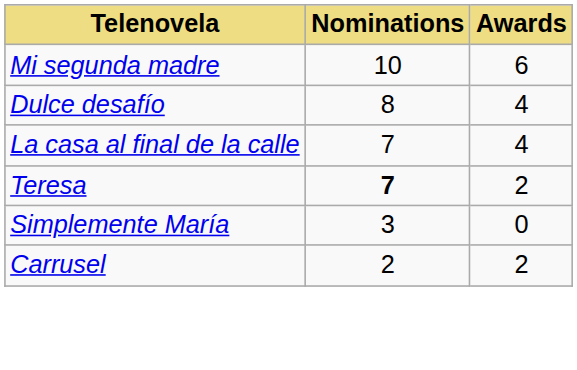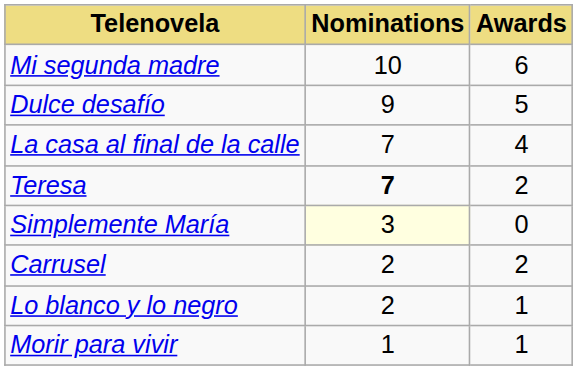(388, 104) 8 -> (388, 104) 9
(521, 104) 4 -> (521, 104) 5
(388, 225) no background -> (388, 225) lightyellow background
+ row: (124, 305)
+ row: (94, 345)
